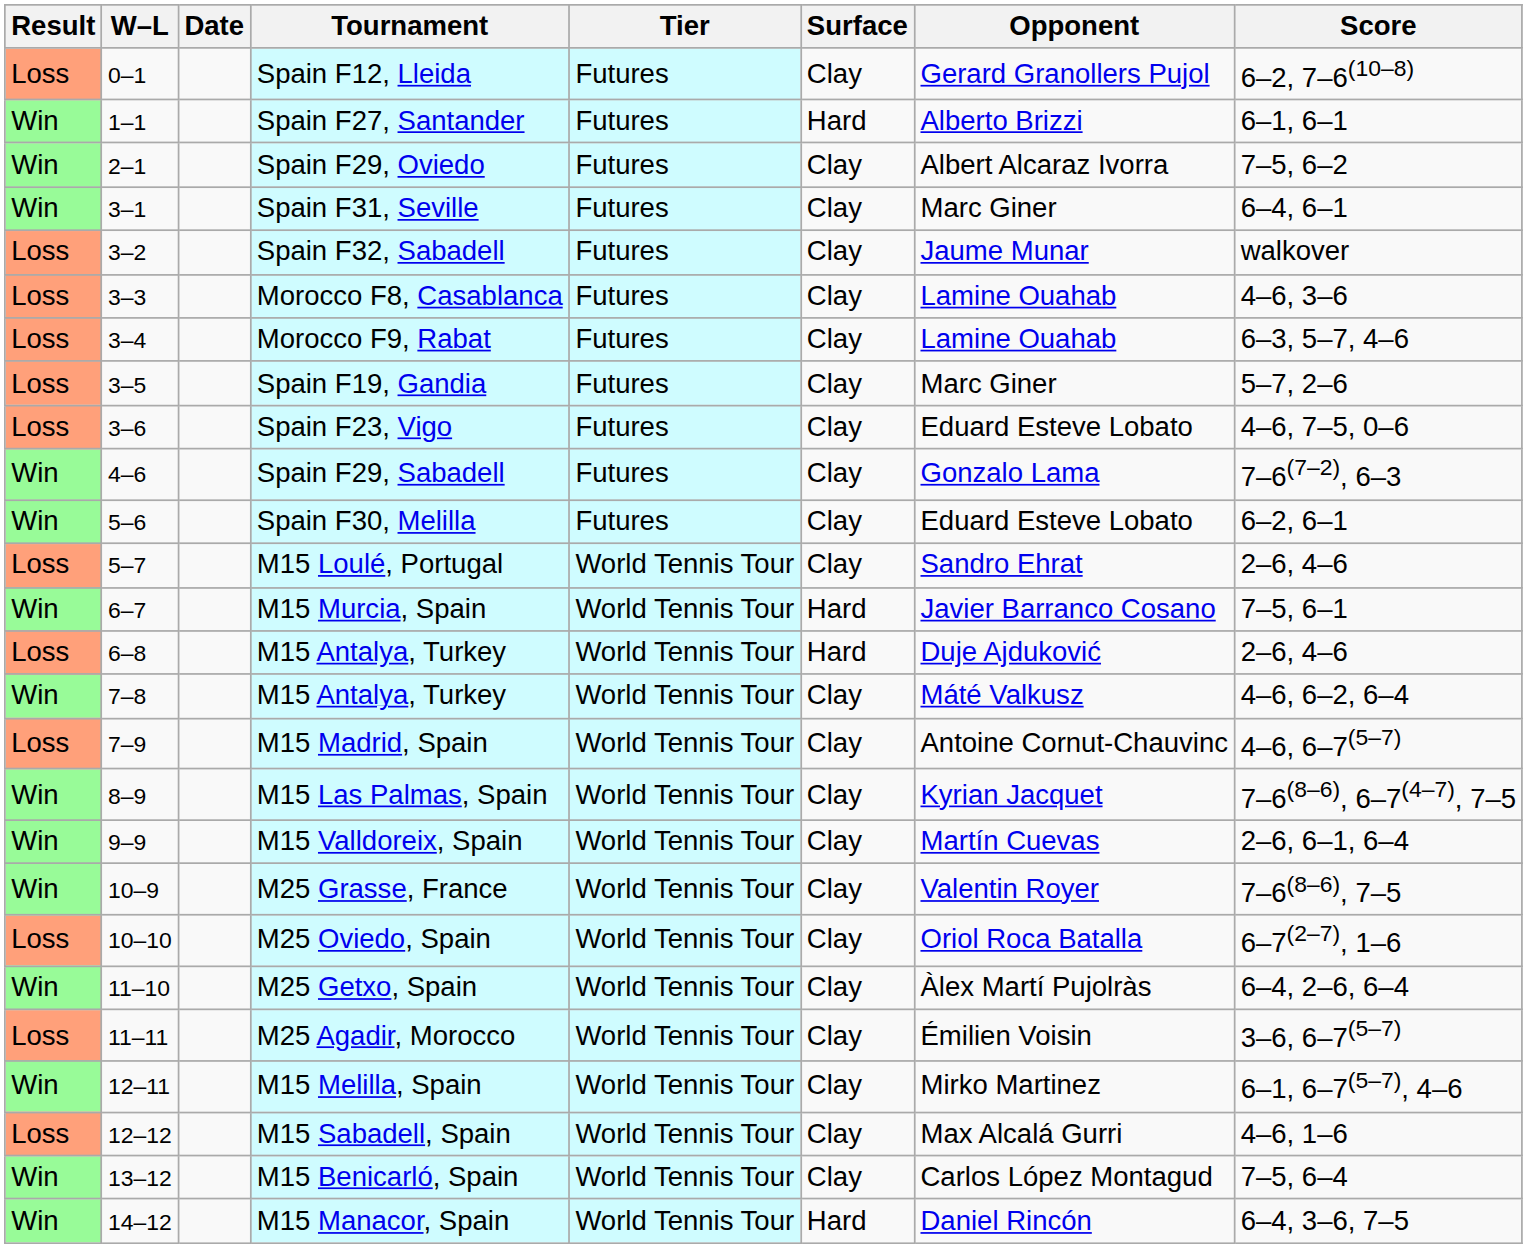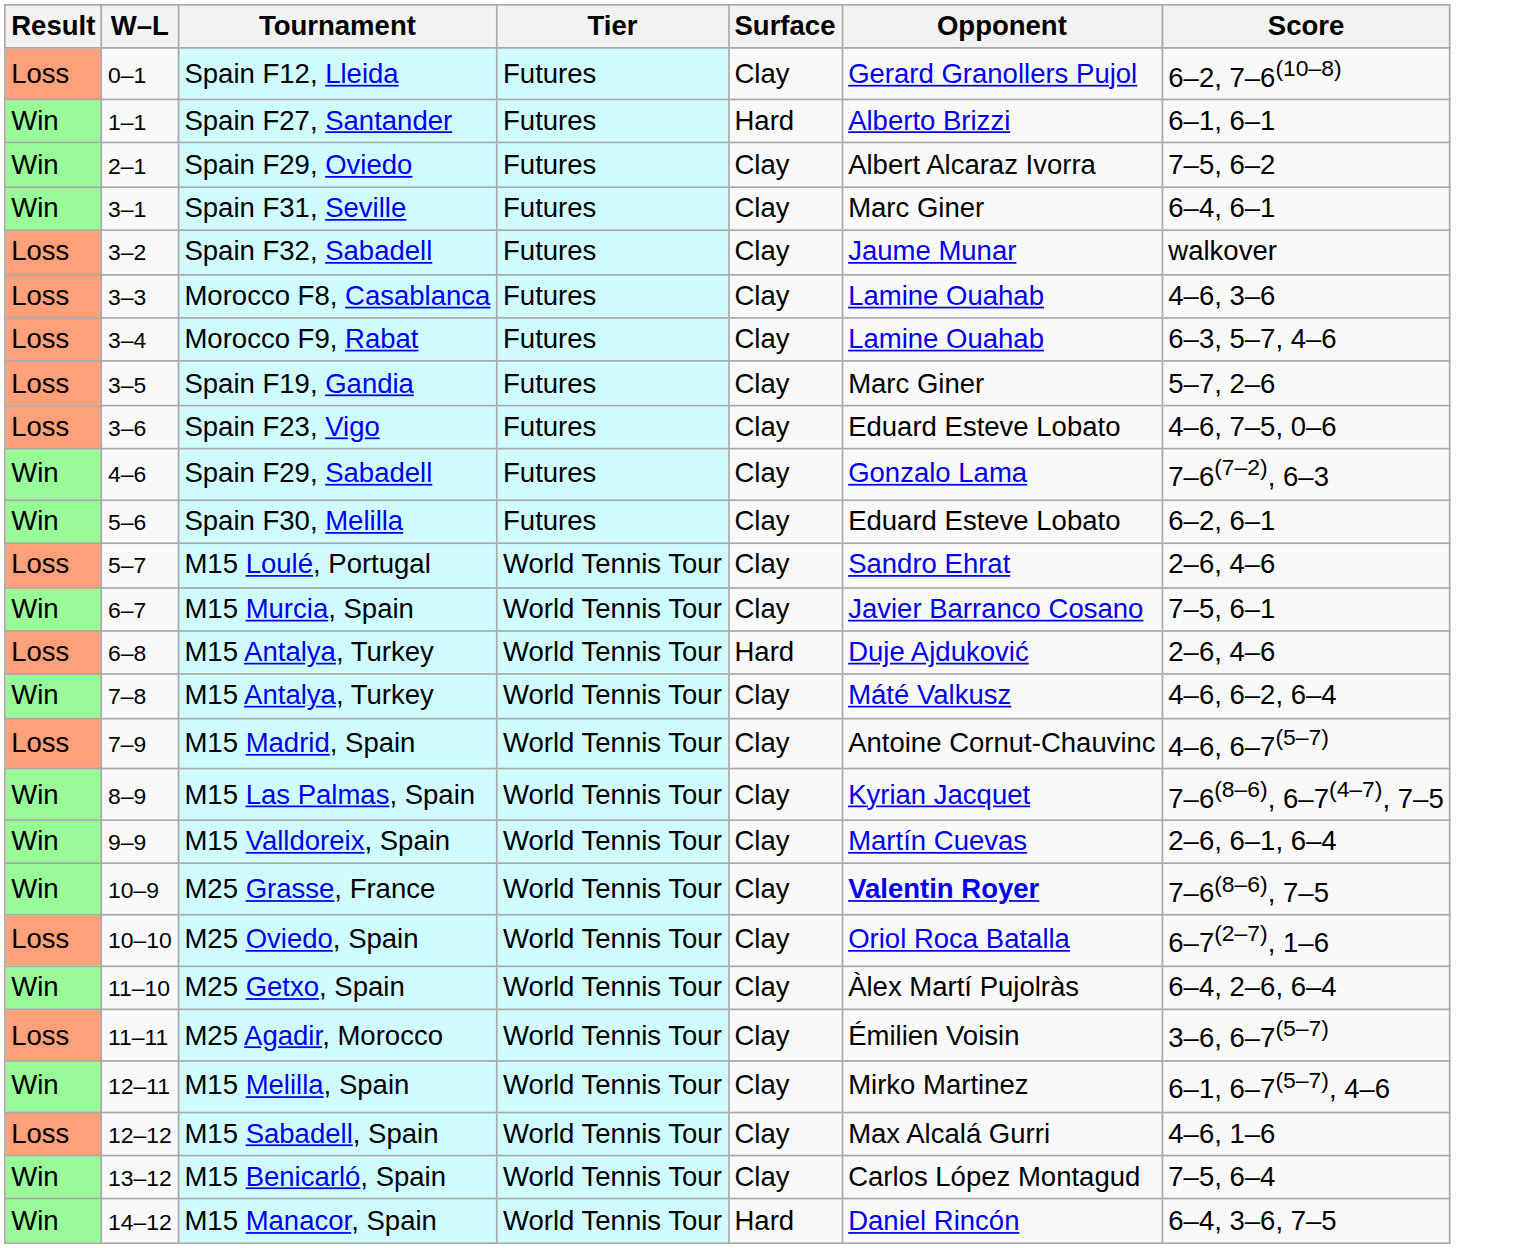- column: (214, 26)
(837, 608) Hard -> (762, 608) Clay
(1010, 889) normal -> (944, 889) bold
